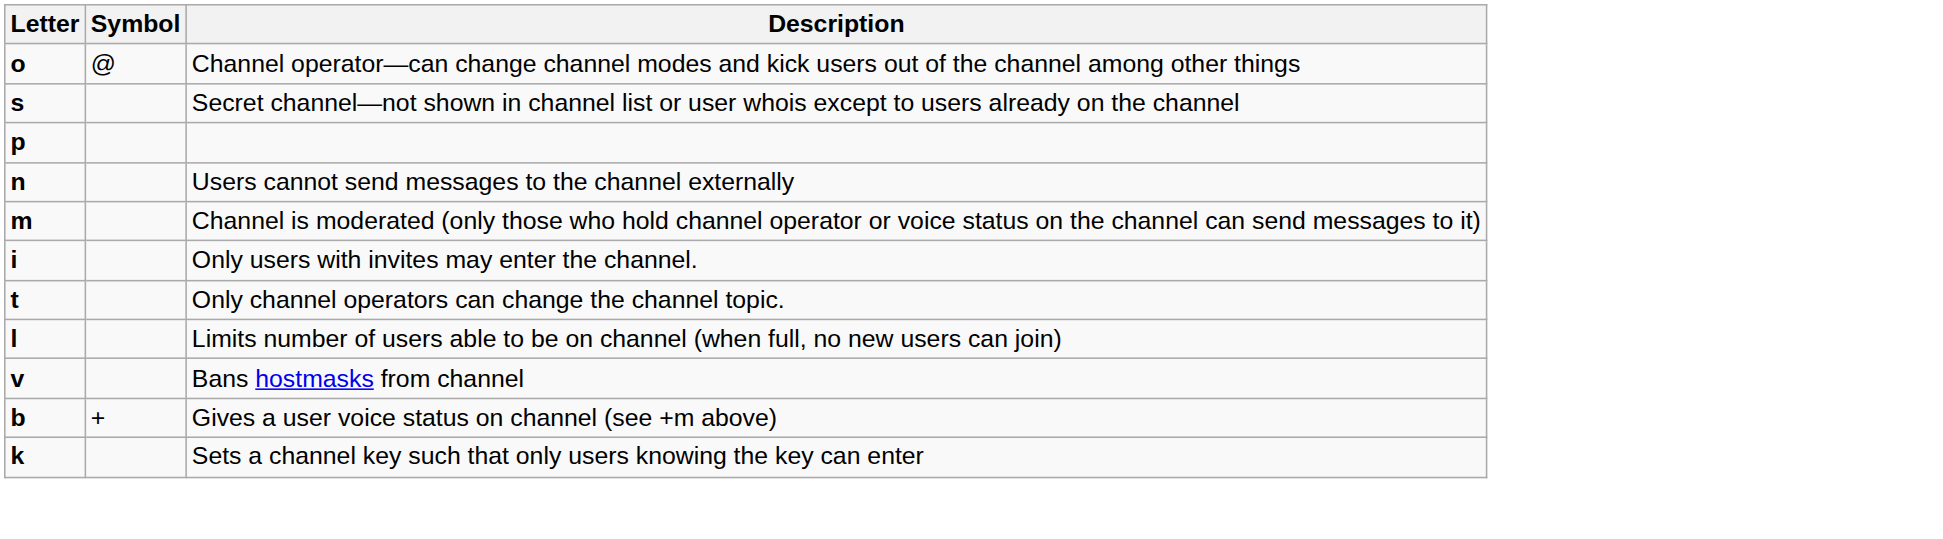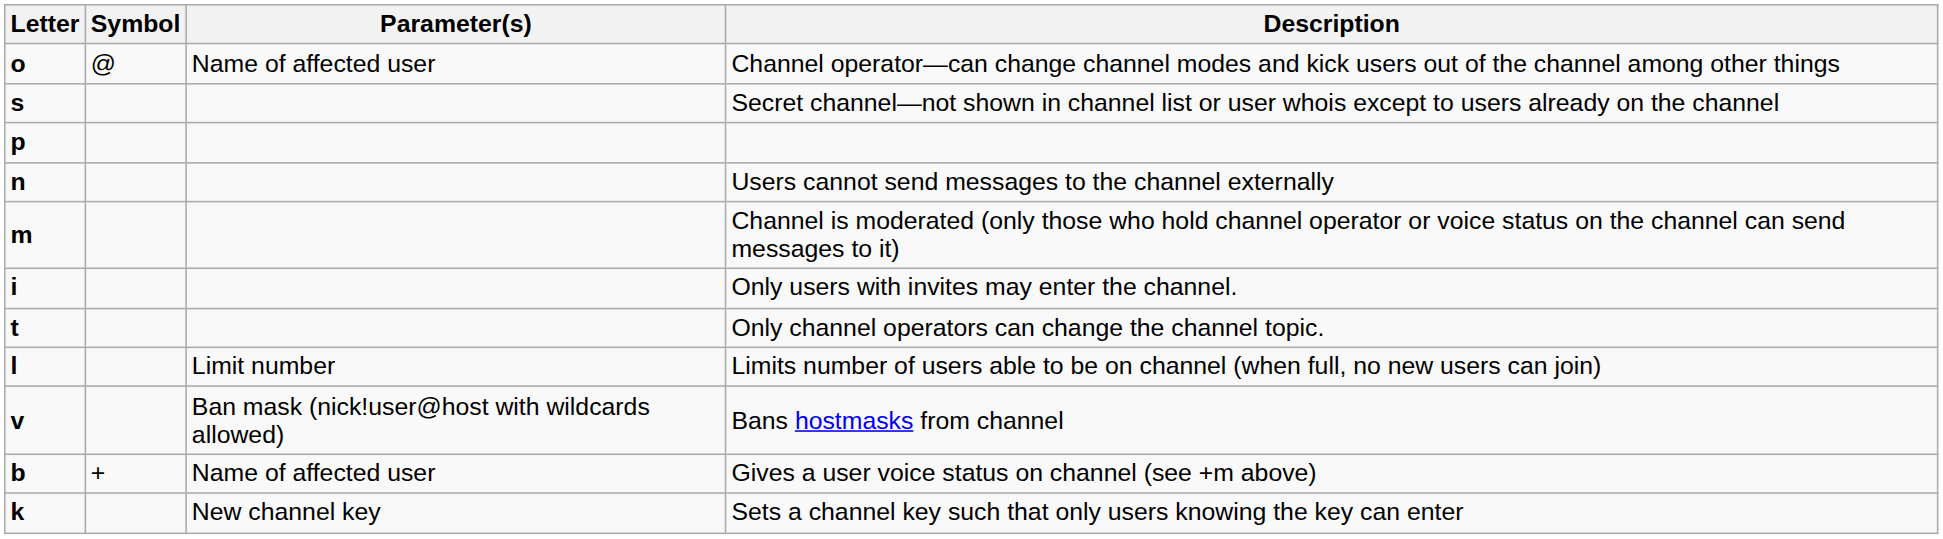+ column: (456, 24)
